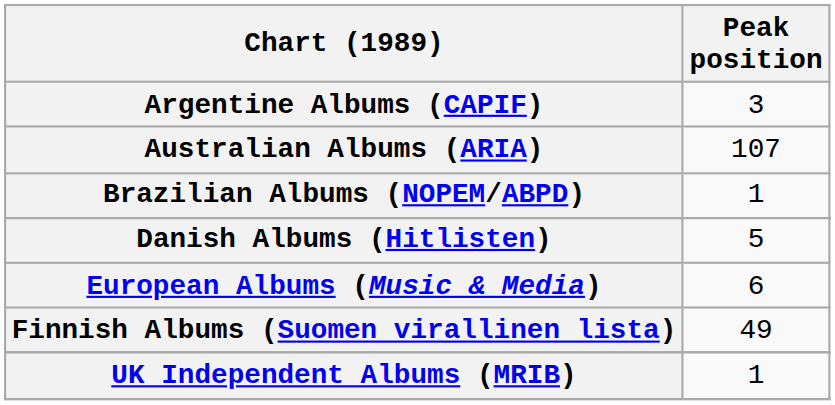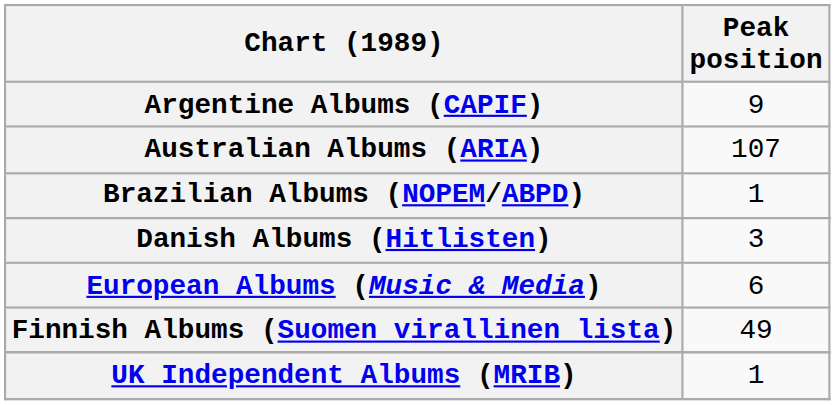(756, 105) 3 -> (756, 105) 9
(756, 240) 5 -> (756, 240) 3
